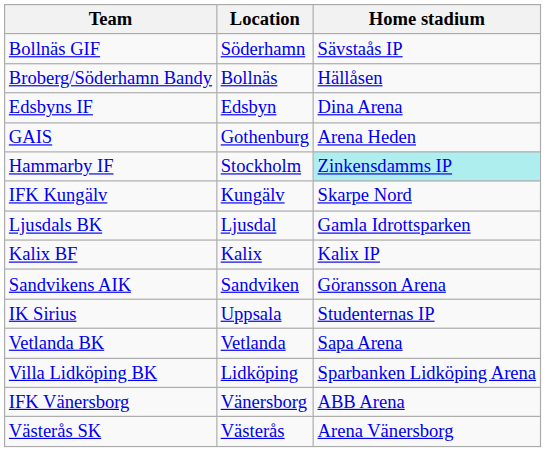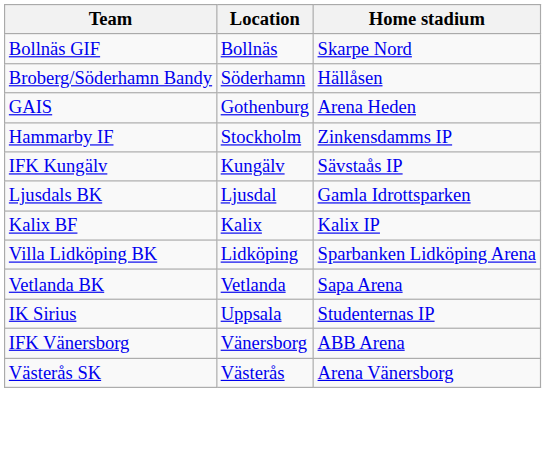(263, 48) Söderhamn -> (249, 48) Bollnäs
(360, 48) Sävstaås IP -> (365, 48) Skarpe Nord
(249, 78) Bollnäs -> (263, 78) Söderhamn
- row: (51, 107)
(385, 166) paleturquoise background -> (385, 136) no background
(365, 195) Skarpe Nord -> (360, 166) Sävstaås IP
- row: (70, 284)
rows swapped: (43, 313) <-> (83, 372)
